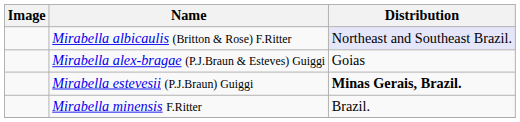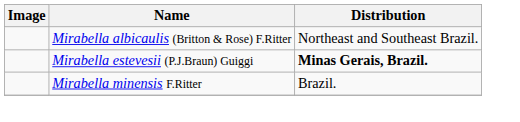(422, 38) lavender background -> (388, 38) no background
- row: (189, 60)
